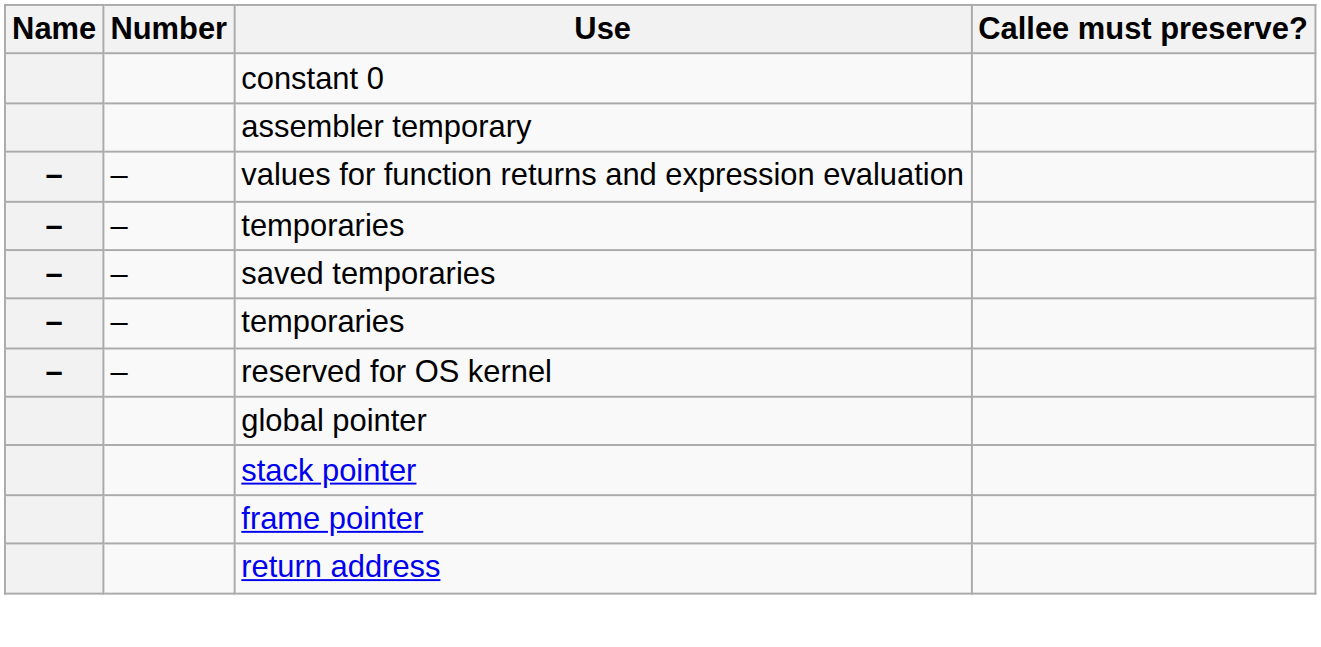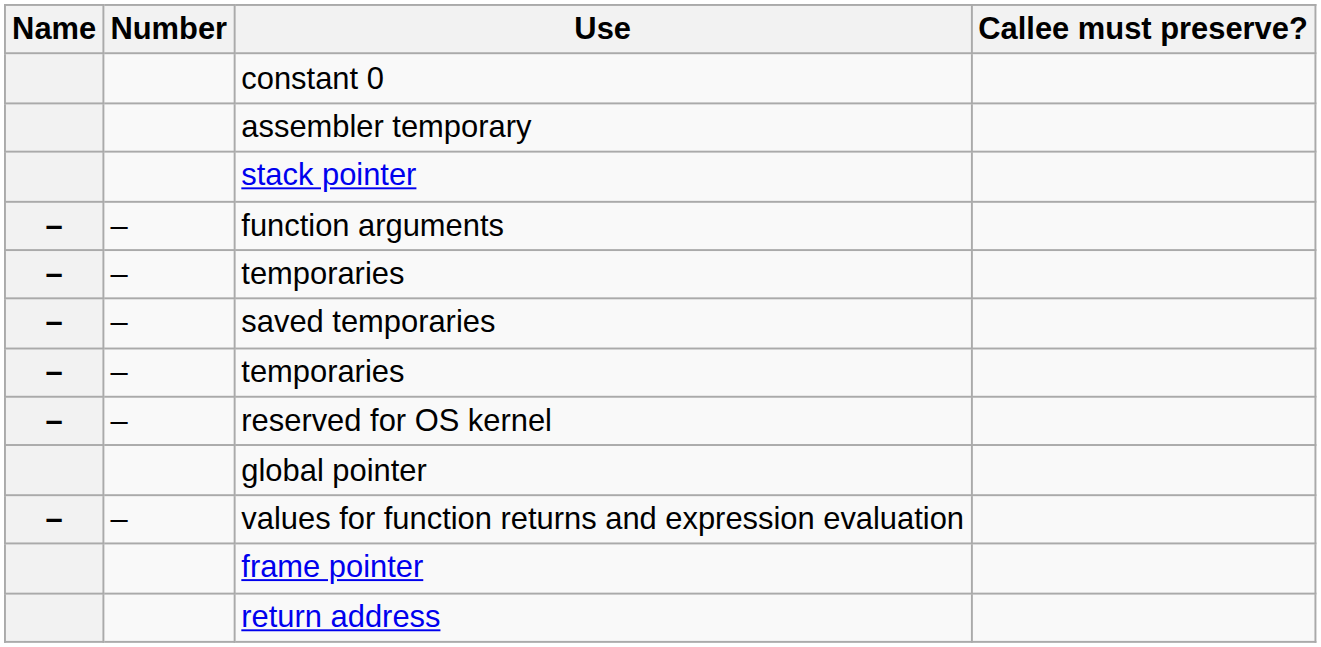rows swapped: (54, 175) <-> (54, 470)
+ row: (54, 224)
